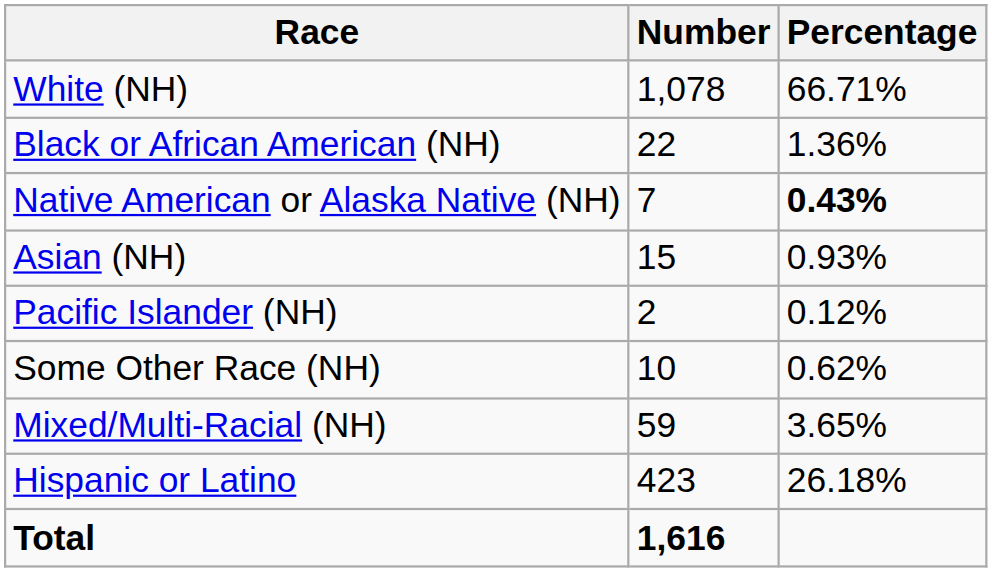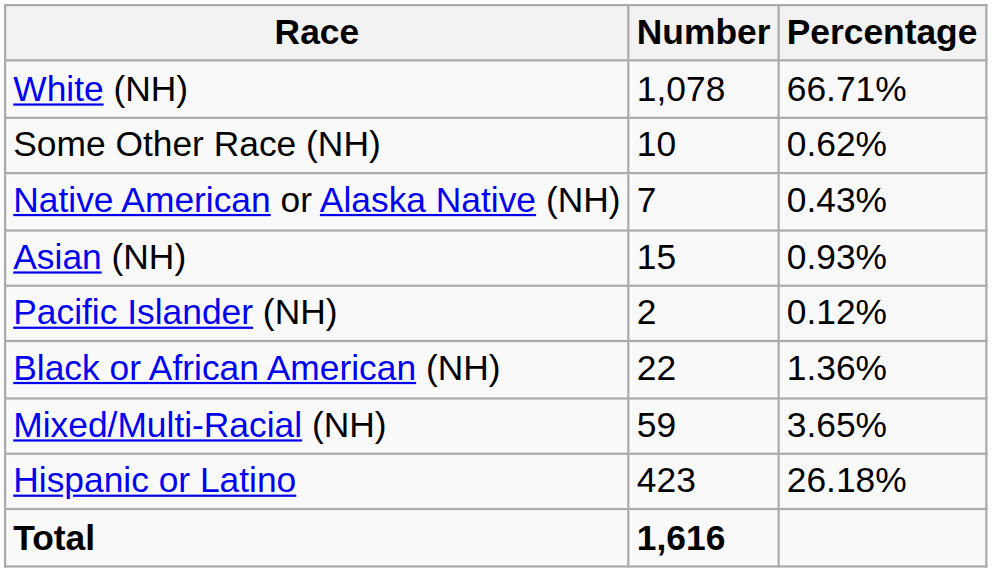rows swapped: (257, 144) <-> (197, 369)
(837, 200) bold -> (837, 200) normal
